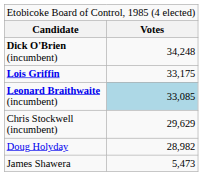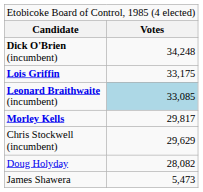+ row: (35, 118)
(181, 146) 28,982 -> (181, 163) 28,082
